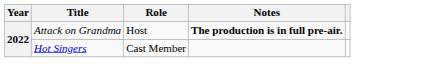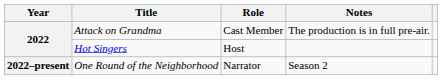(137, 30) Host -> (253, 30) Cast Member
(267, 30) bold -> (359, 30) normal
(156, 48) Cast Member -> (234, 48) Host
+ row: (146, 65)
